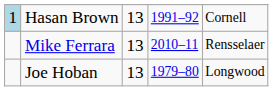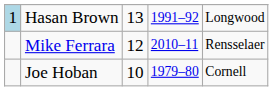(226, 18) Cornell -> (235, 18) Longwood
(135, 45) 13 -> (135, 45) 12
(135, 72) 13 -> (135, 72) 10
(235, 72) Longwood -> (226, 72) Cornell
